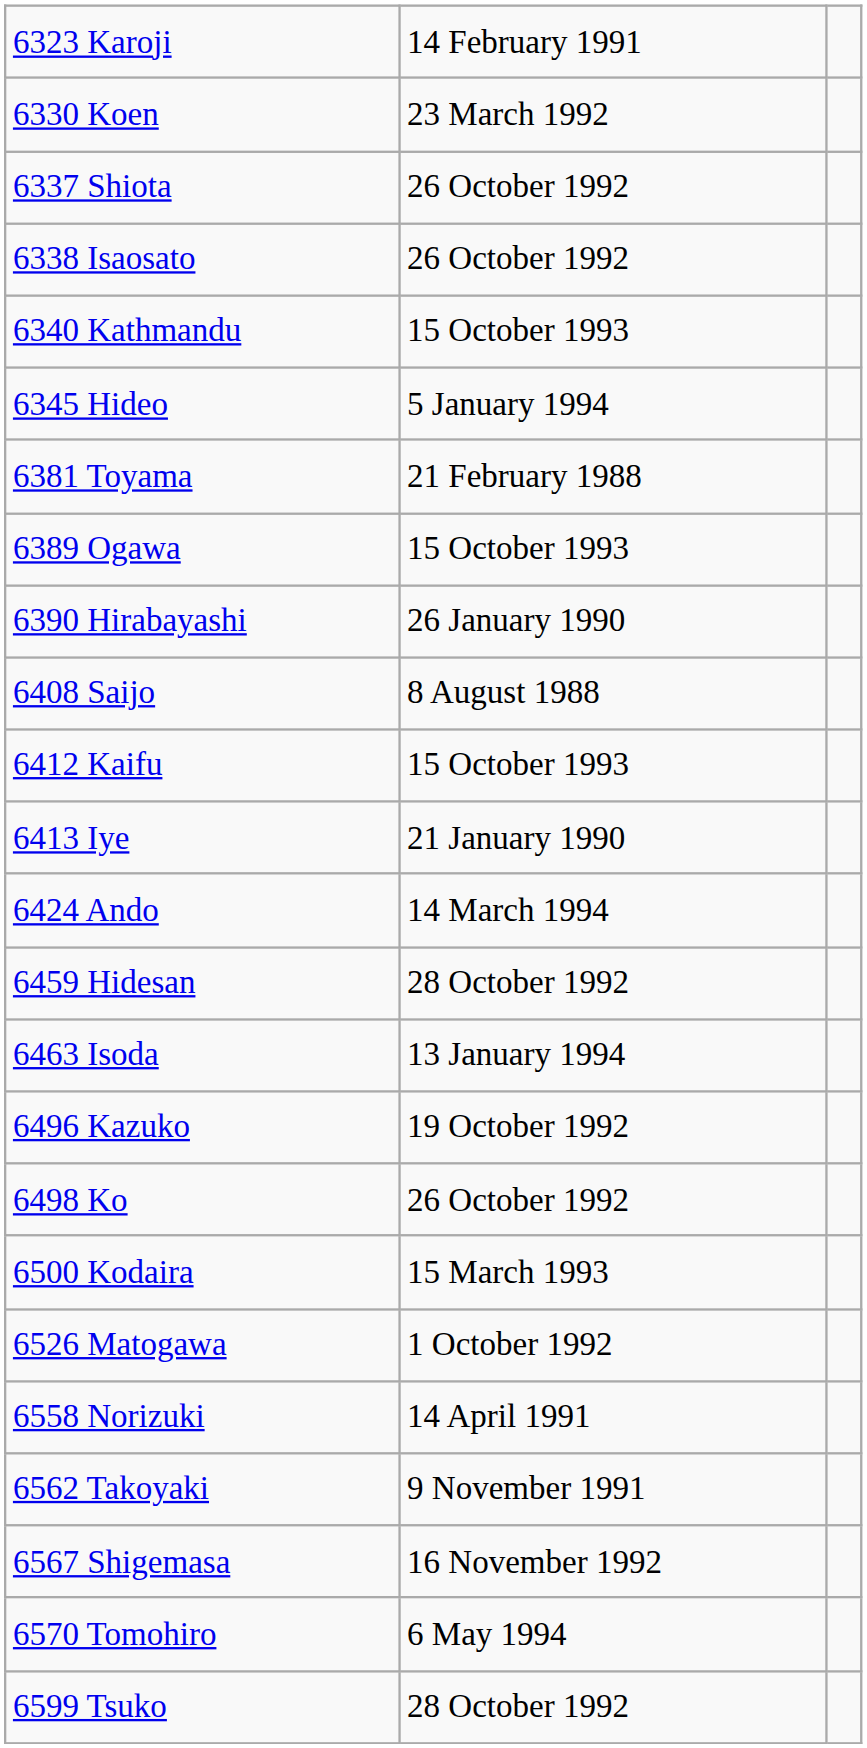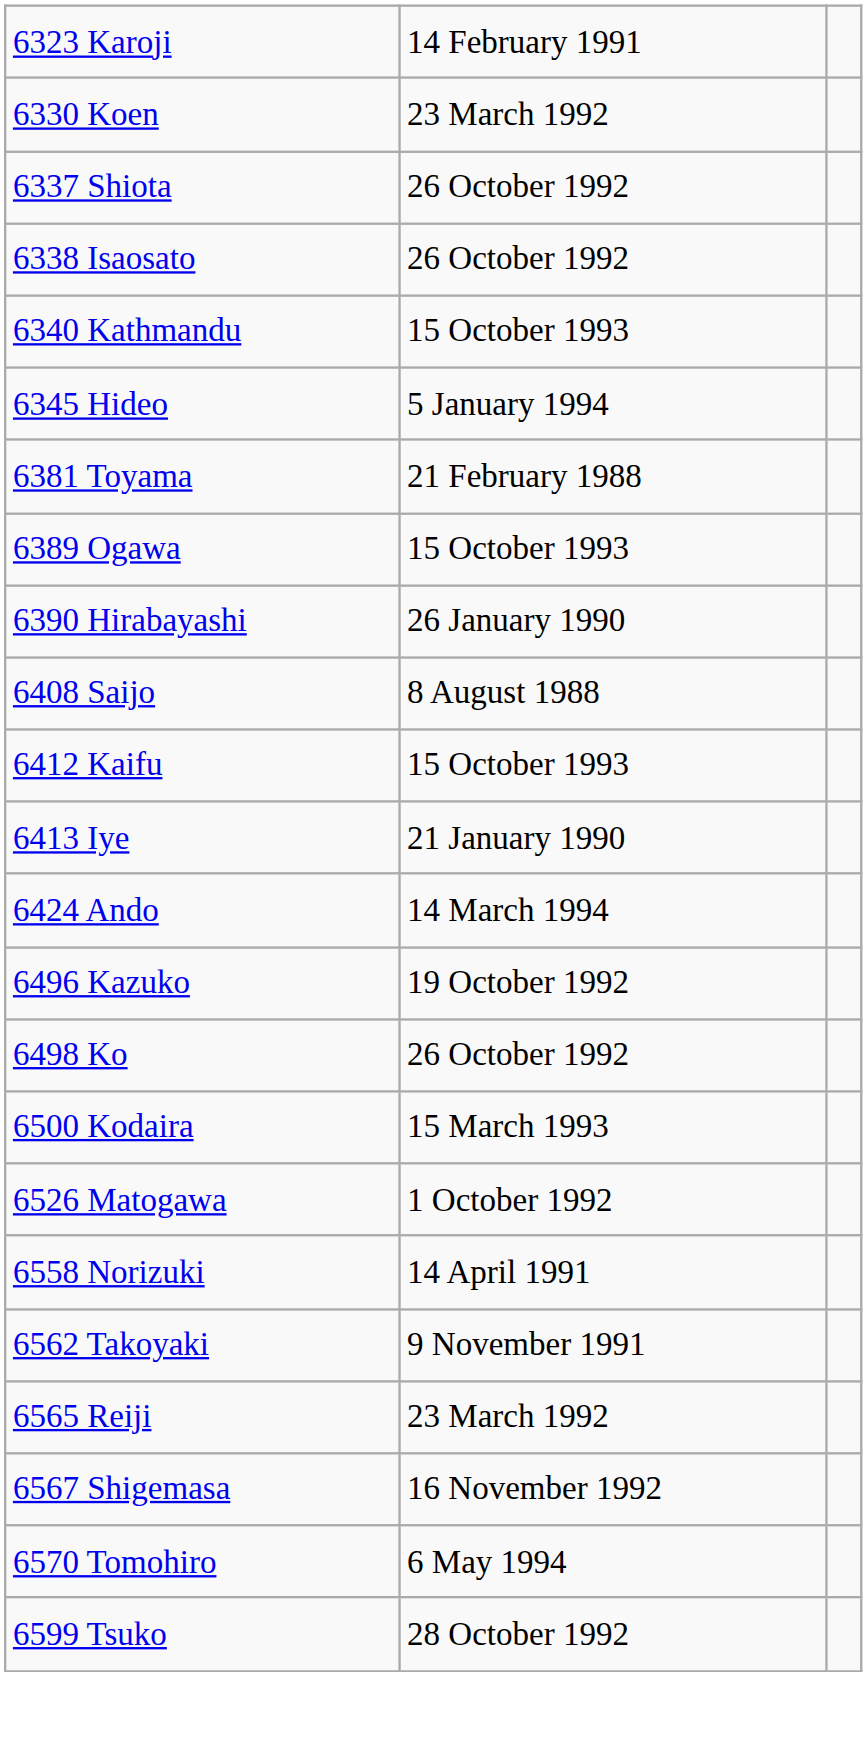- row: (104, 981)
- row: (86, 1054)
+ row: (82, 1415)
